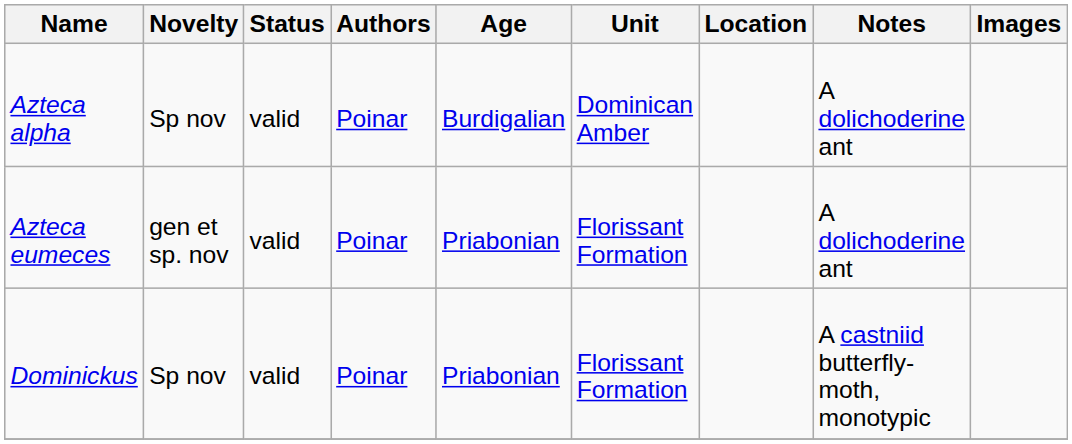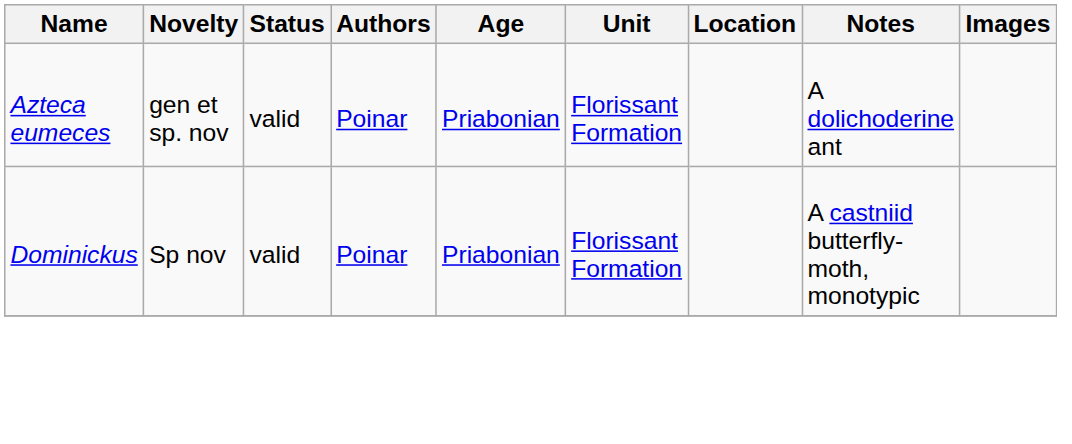- row: (48, 118)
